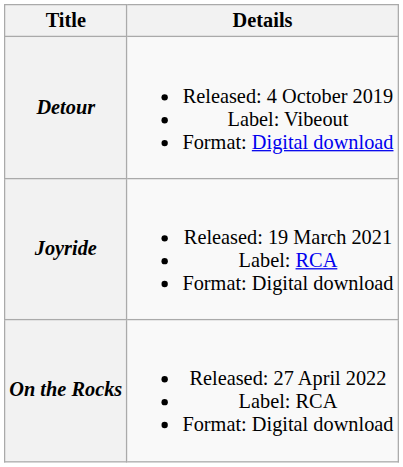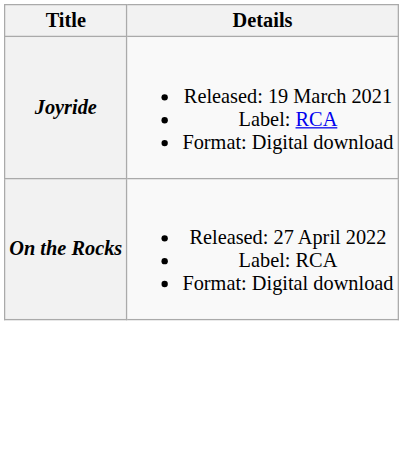- row: (66, 107)
